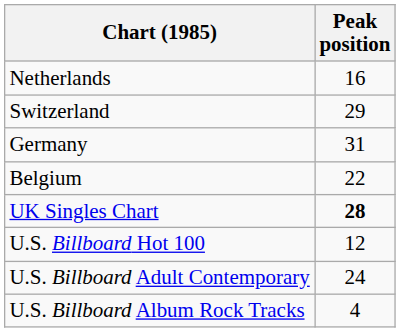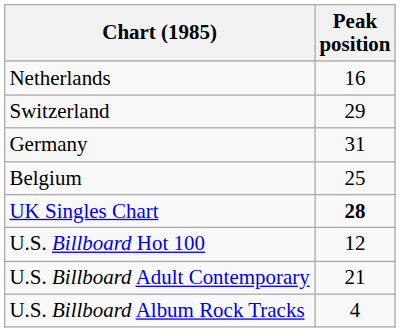(355, 177) 22 -> (355, 177) 25
(355, 277) 24 -> (355, 277) 21
